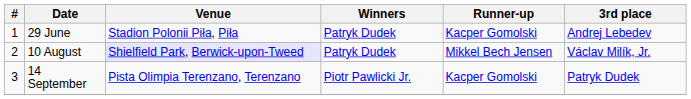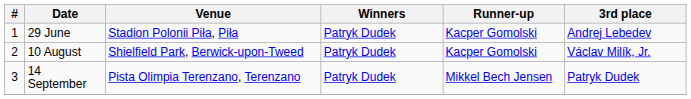(206, 52) lavender background -> (206, 52) no background
(499, 52) Mikkel Bech Jensen -> (491, 52) Kacper Gomolski
(367, 77) Piotr Pawlicki Jr. -> (360, 77) Patryk Dudek
(491, 77) Kacper Gomolski -> (499, 77) Mikkel Bech Jensen
